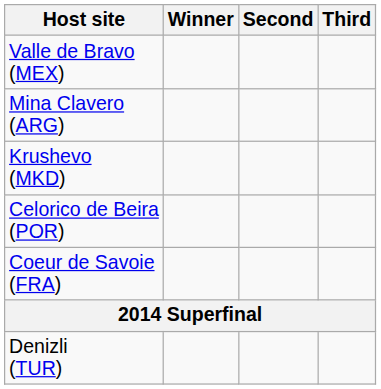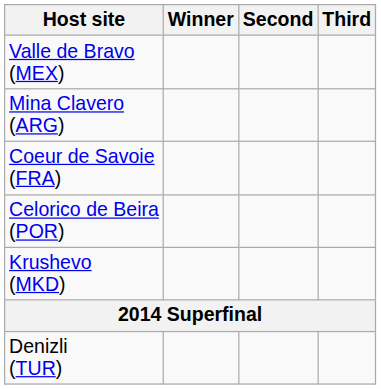rows swapped: (82, 273) <-> (50, 167)
